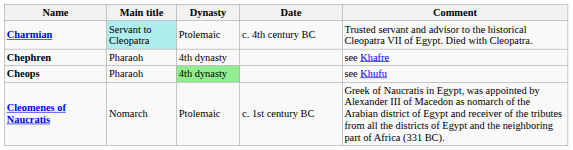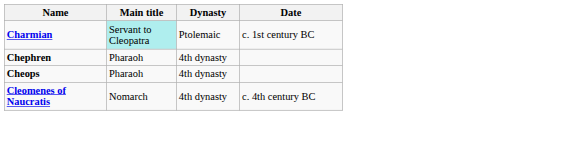- column: (455, 12)
(279, 35) c. 4th century BC -> (278, 35) c. 1st century BC
(203, 73) lightgreen background -> (203, 73) no background
(200, 113) Ptolemaic -> (203, 96) 4th dynasty
(278, 113) c. 1st century BC -> (279, 96) c. 4th century BC
